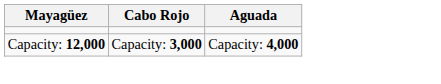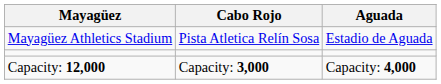+ row: (90, 38)
